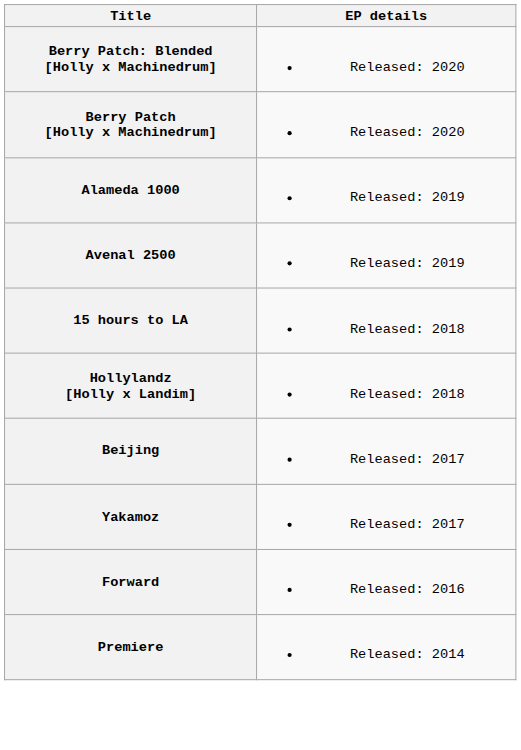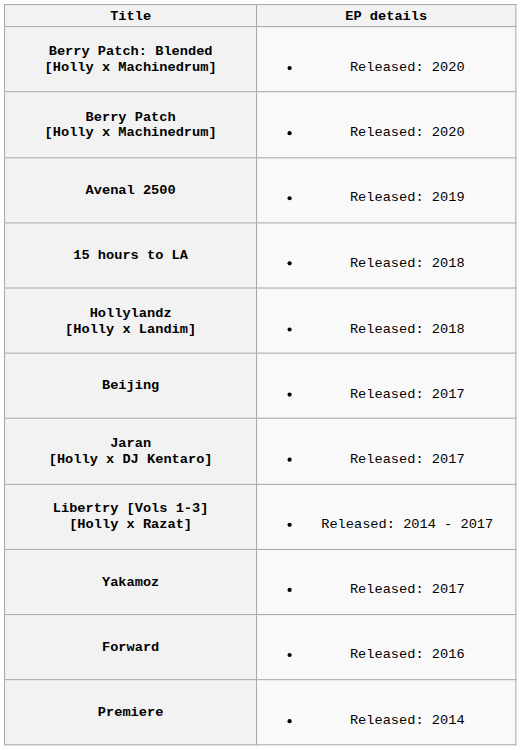- row: (131, 190)
+ row: (131, 451)
+ row: (131, 516)
